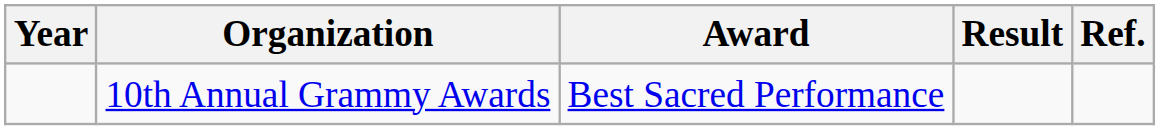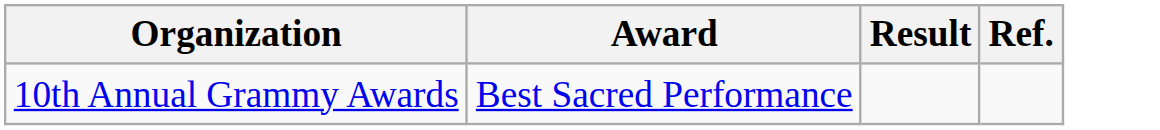- column: (51, 34)
